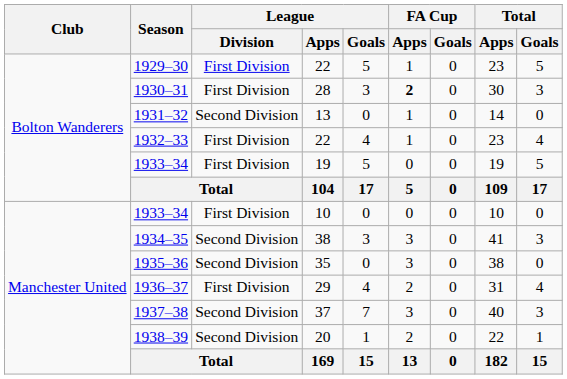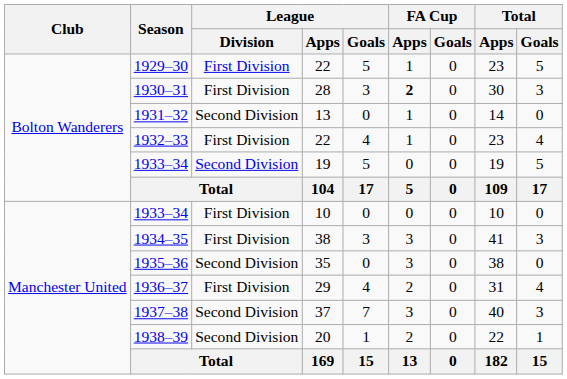(247, 164) First Division -> (247, 164) Second Division
(247, 238) Second Division -> (247, 238) First Division
